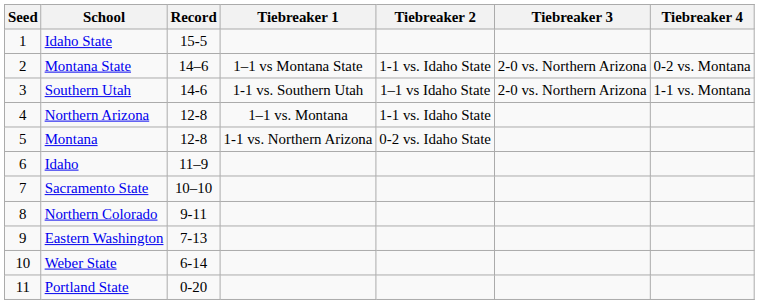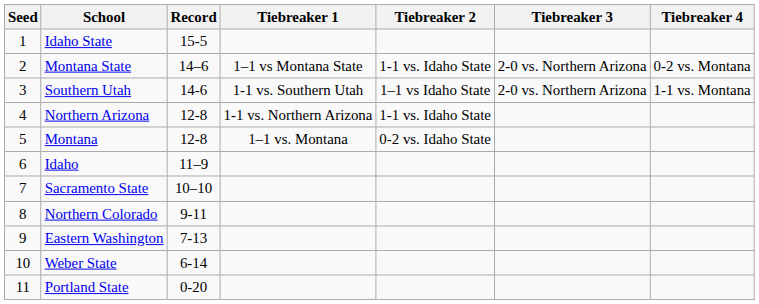(298, 115) 1–1 vs. Montana -> (298, 115) 1-1 vs. Northern Arizona
(298, 139) 1-1 vs. Northern Arizona -> (298, 139) 1–1 vs. Montana
